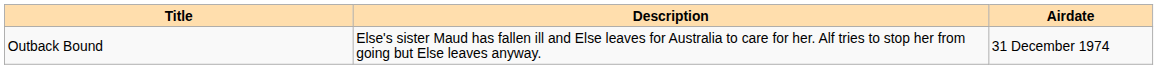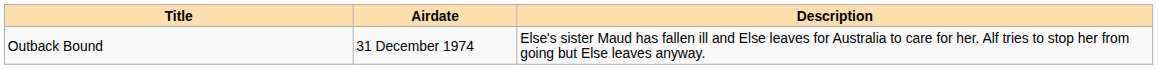columns swapped: (1071, 16) <-> (671, 16)
